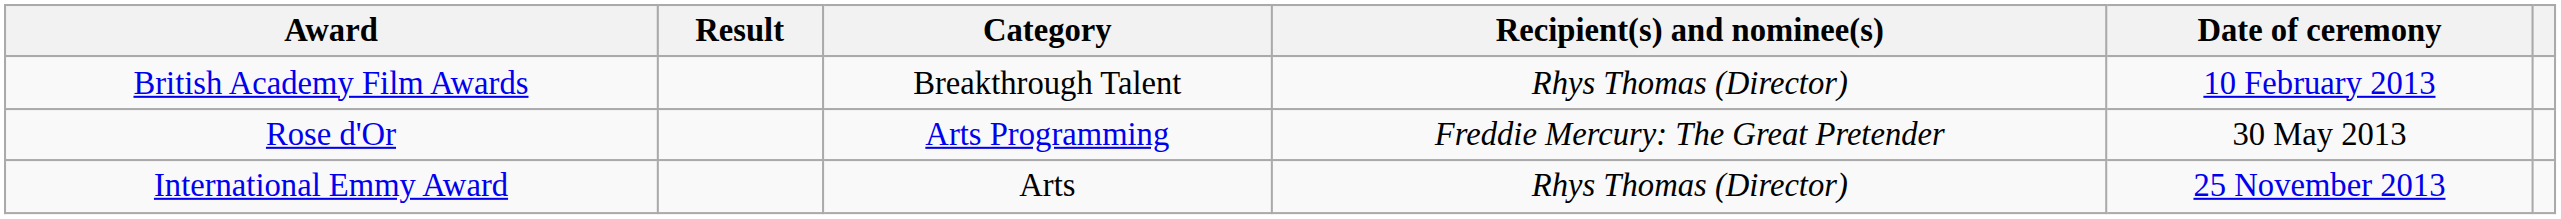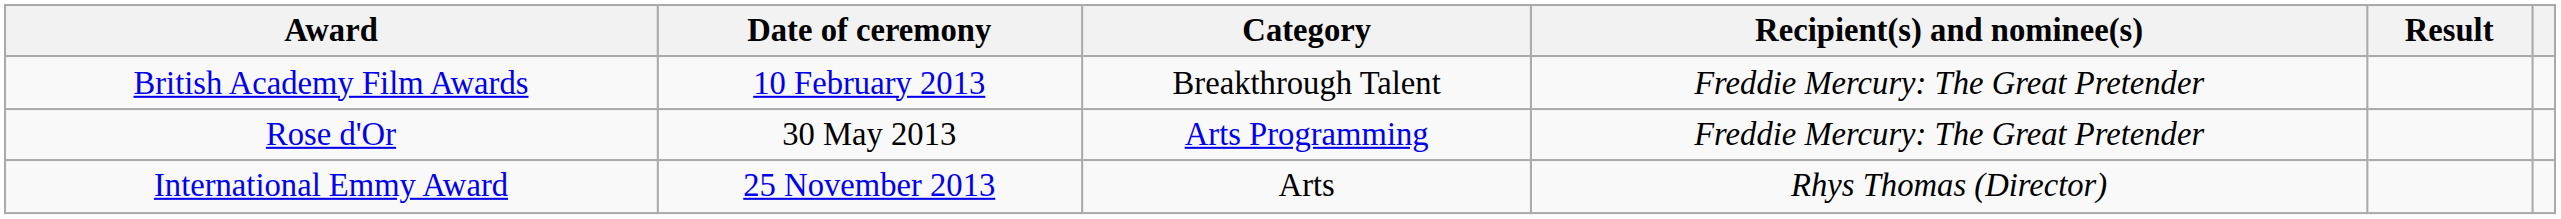columns swapped: (2319, 30) <-> (740, 30)
(1690, 82) Rhys Thomas (Director) -> (1949, 82) Freddie Mercury: The Great Pretender
